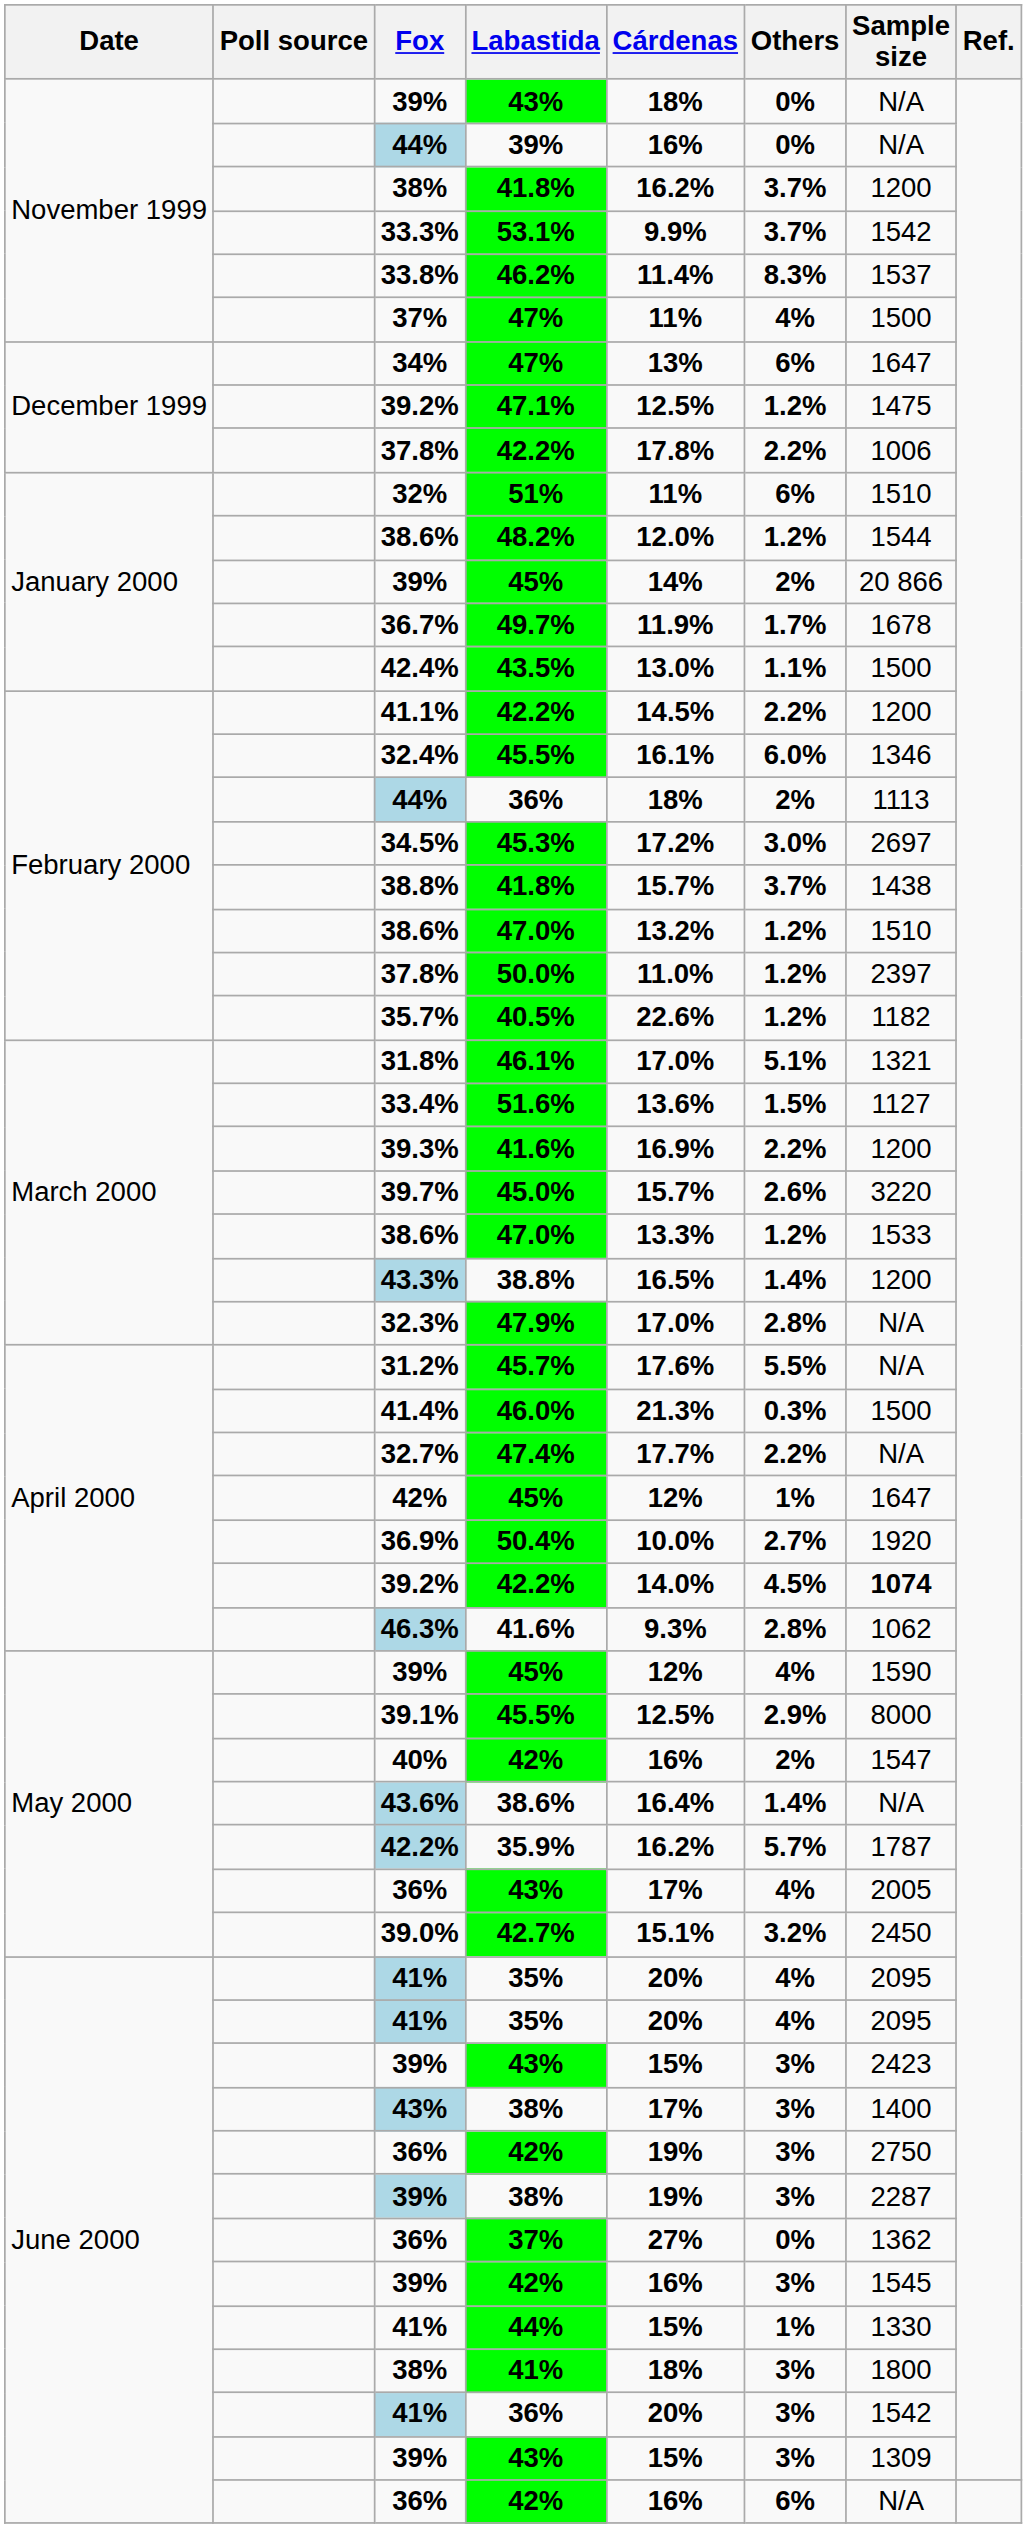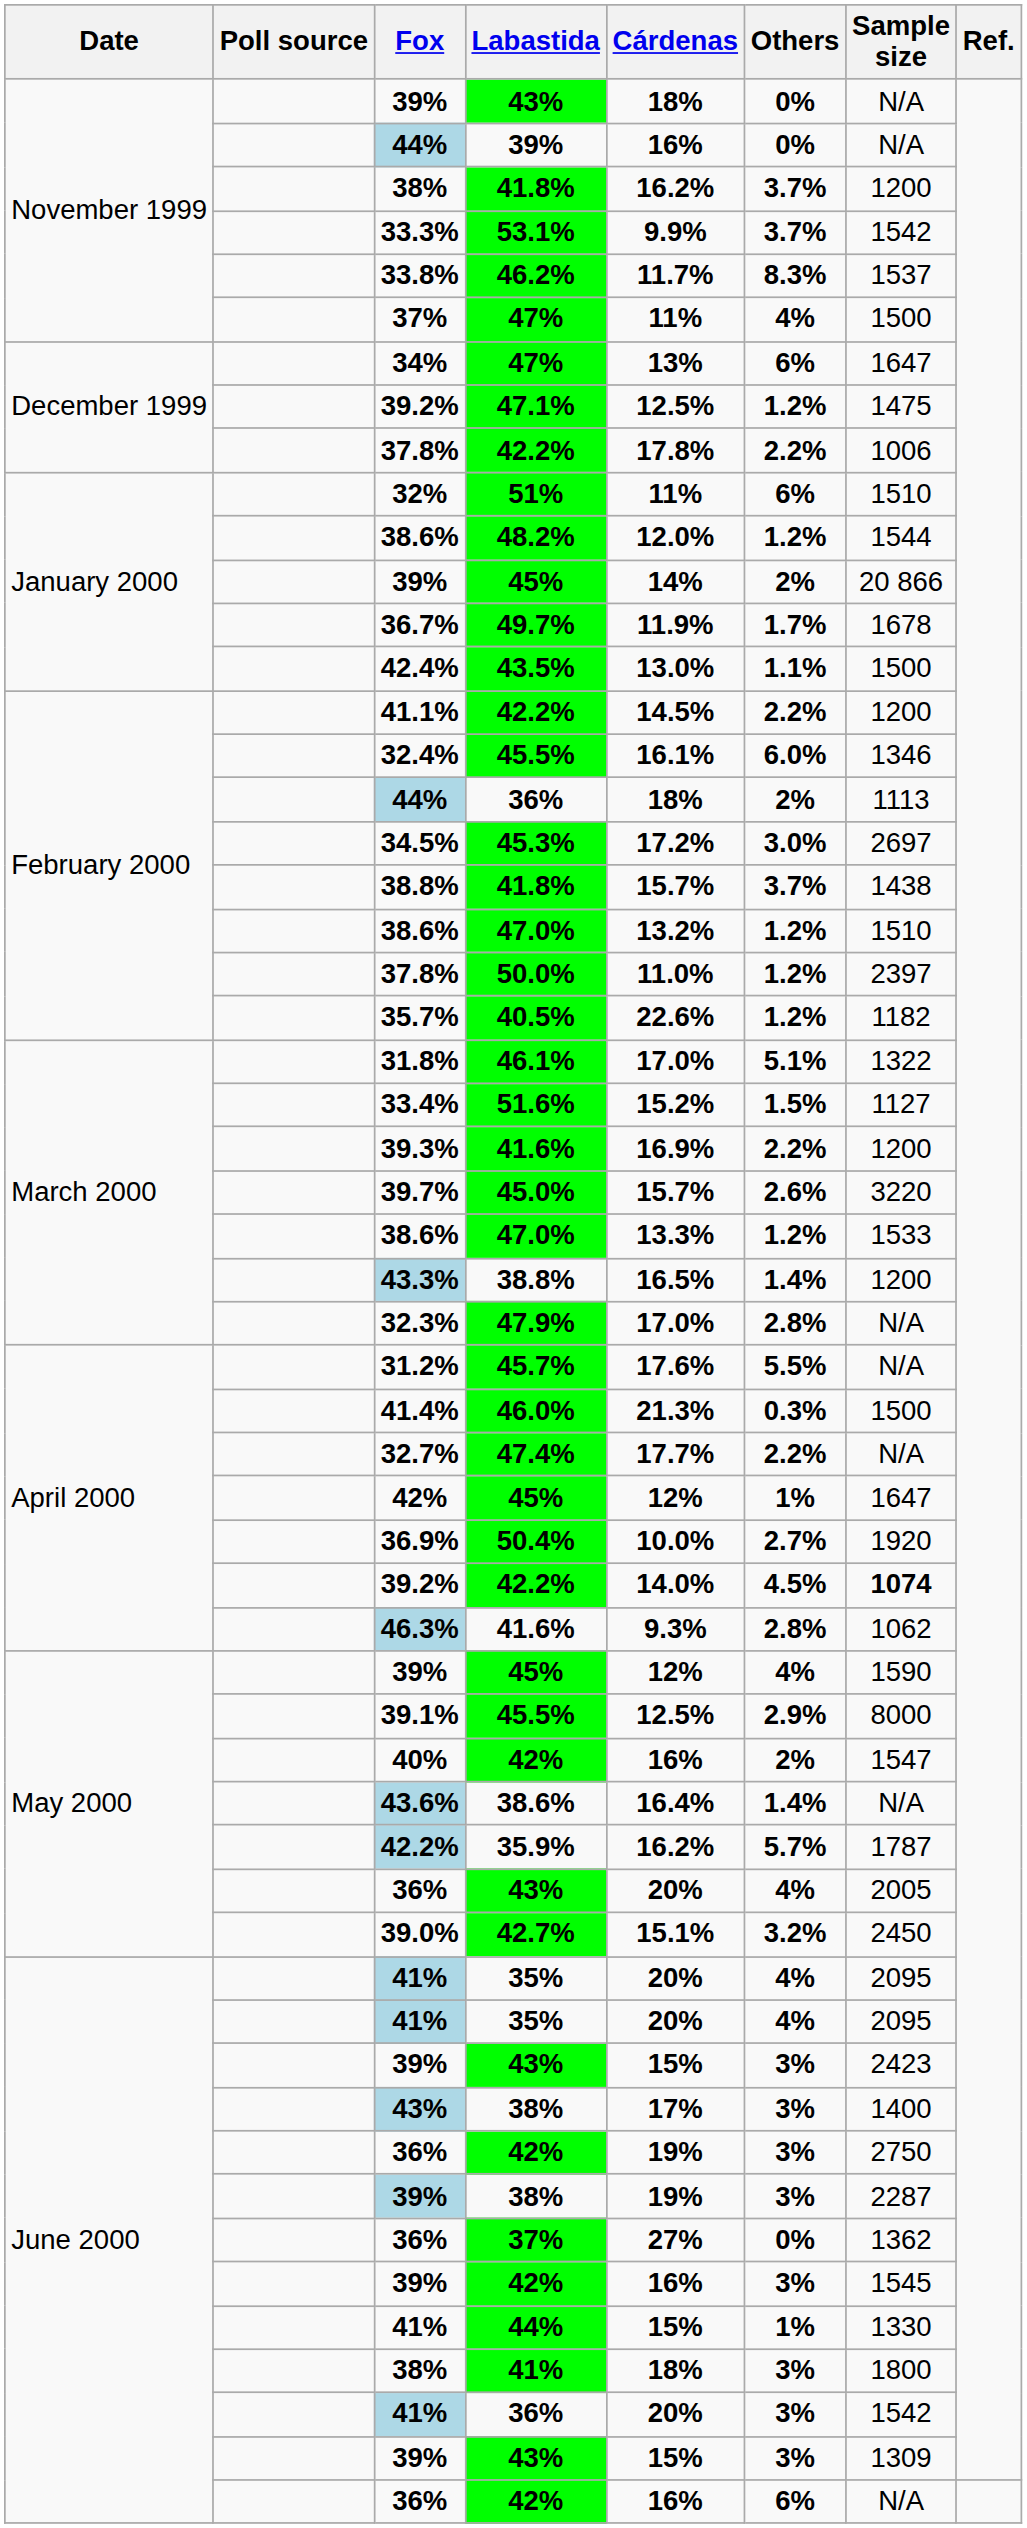(675, 275) 11.4% -> (675, 275) 11.7%
(901, 1061) 1321 -> (901, 1061) 1322
(675, 1104) 13.6% -> (675, 1104) 15.2%
(675, 1890) 17% -> (675, 1890) 20%
